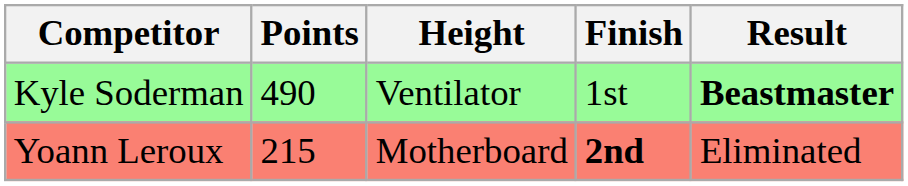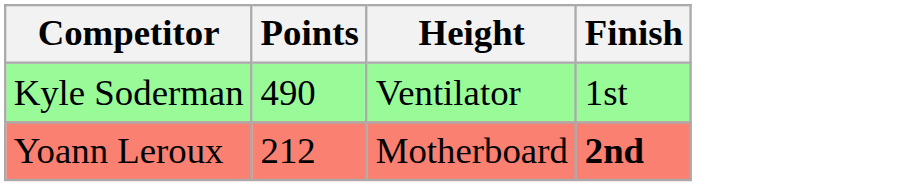- column: (797, 33)
(288, 150) 215 -> (288, 150) 212
